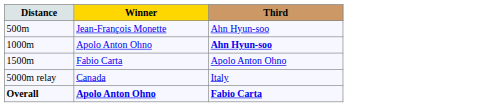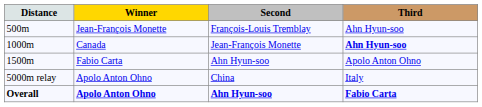+ column: (276, 12)
(114, 45) Apolo Anton Ohno -> (91, 45) Canada
(91, 77) Canada -> (114, 77) Apolo Anton Ohno
